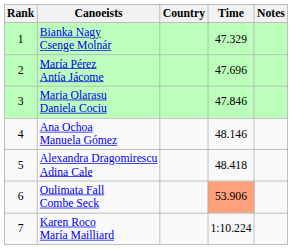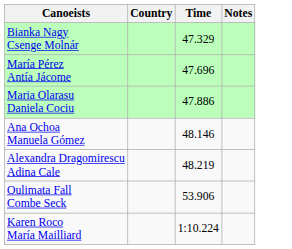- column: (21, 13)
(231, 102) 47.846 -> (198, 102) 47.886
(231, 165) 48.418 -> (198, 165) 48.219
(231, 197) lightsalmon background -> (198, 197) no background
